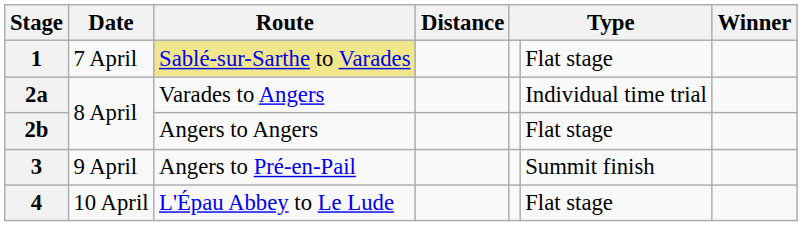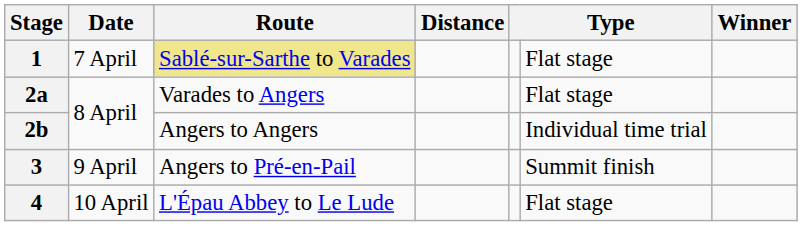(616, 94) Individual time trial -> (569, 94) Flat stage
(569, 130) Flat stage -> (616, 130) Individual time trial
